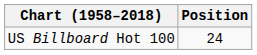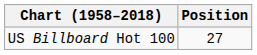(215, 39) 24 -> (215, 39) 27
